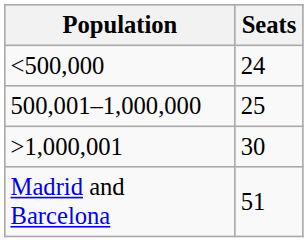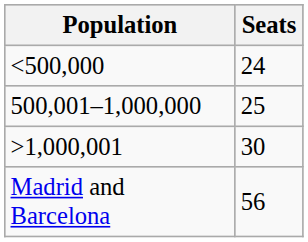(253, 201) 51 -> (253, 201) 56
